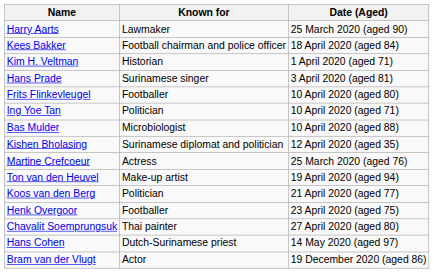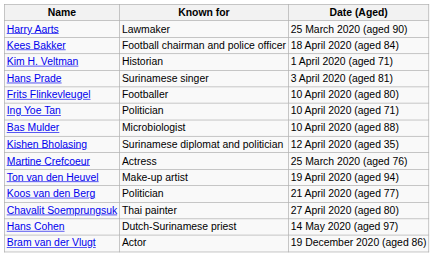- row: (42, 210)
